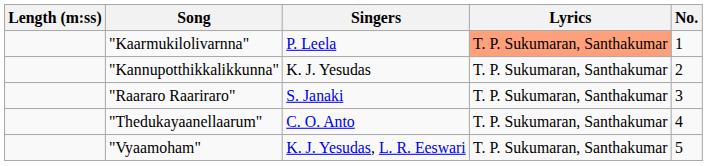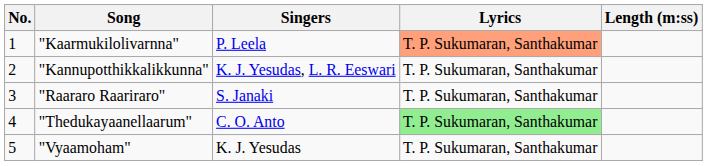columns swapped: (687, 17) <-> (55, 17)
(329, 69) K. J. Yesudas -> (306, 69) K. J. Yesudas, L. R. Eeswari
(570, 121) no background -> (500, 121) lightgreen background
(376, 148) K. J. Yesudas, L. R. Eeswari -> (258, 148) K. J. Yesudas
